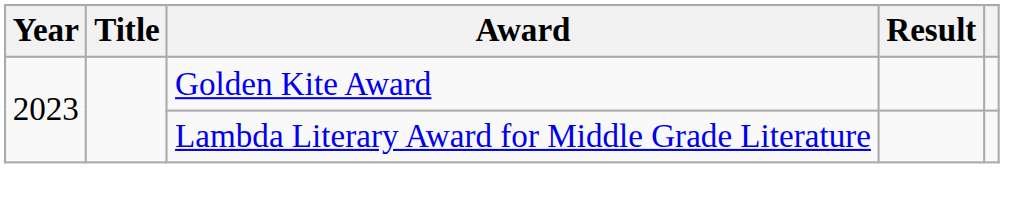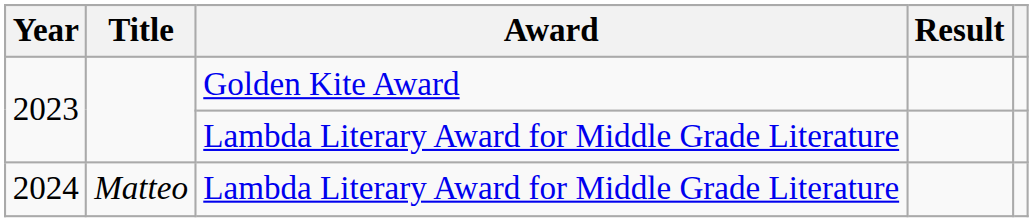+ row: (46, 188)
